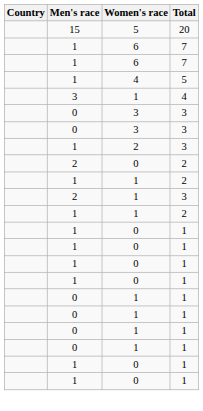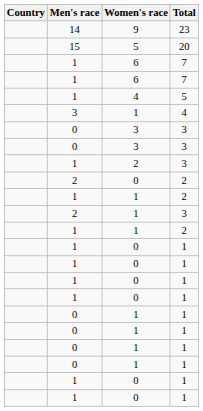+ row: (136, 29)
